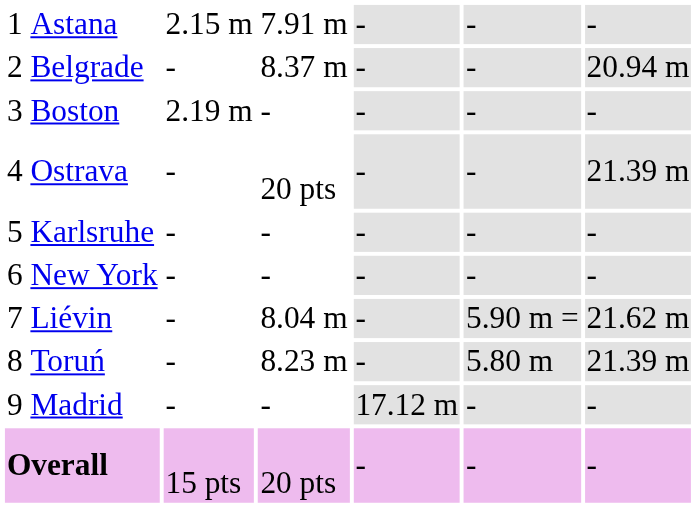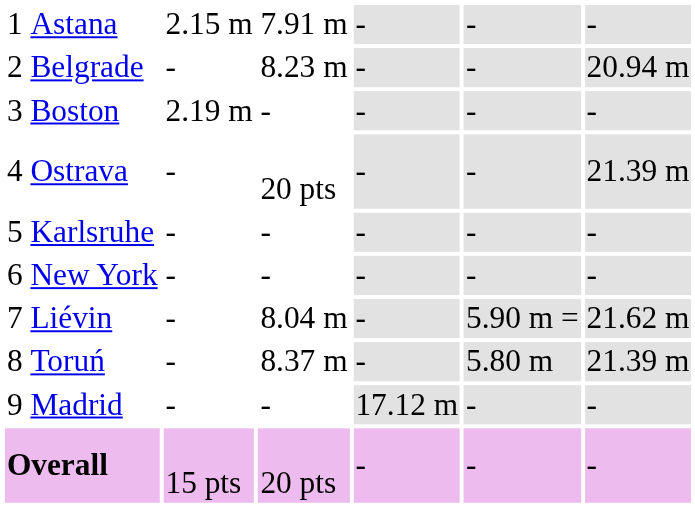(304, 67) 8.37 m -> (304, 67) 8.23 m
(304, 361) 8.23 m -> (304, 361) 8.37 m
